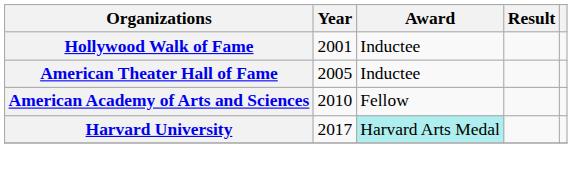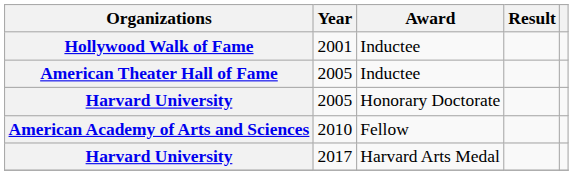+ row: (159, 101)
(430, 128) paleturquoise background -> (430, 156) no background
